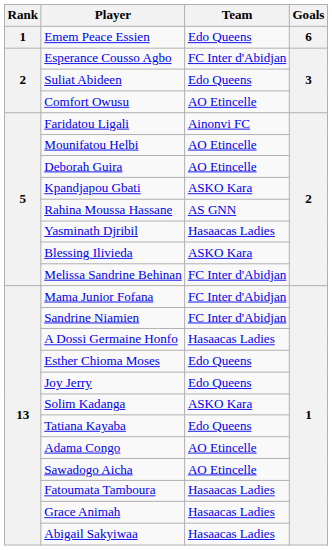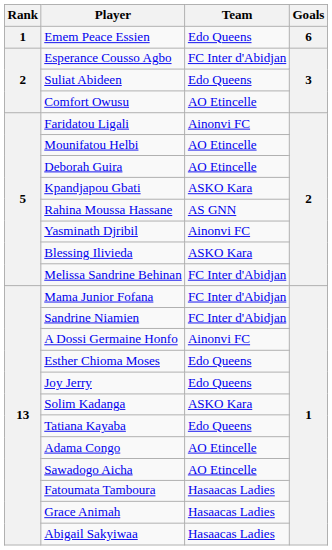(231, 231) Hasaacas Ladies -> (219, 231) Ainonvi FC
(231, 339) Hasaacas Ladies -> (219, 339) Ainonvi FC
